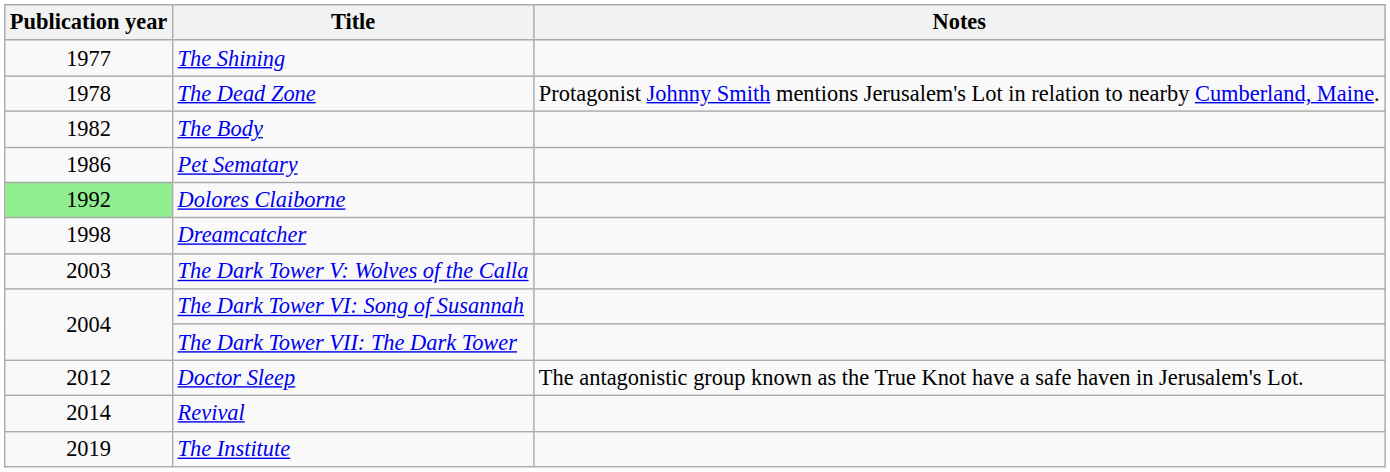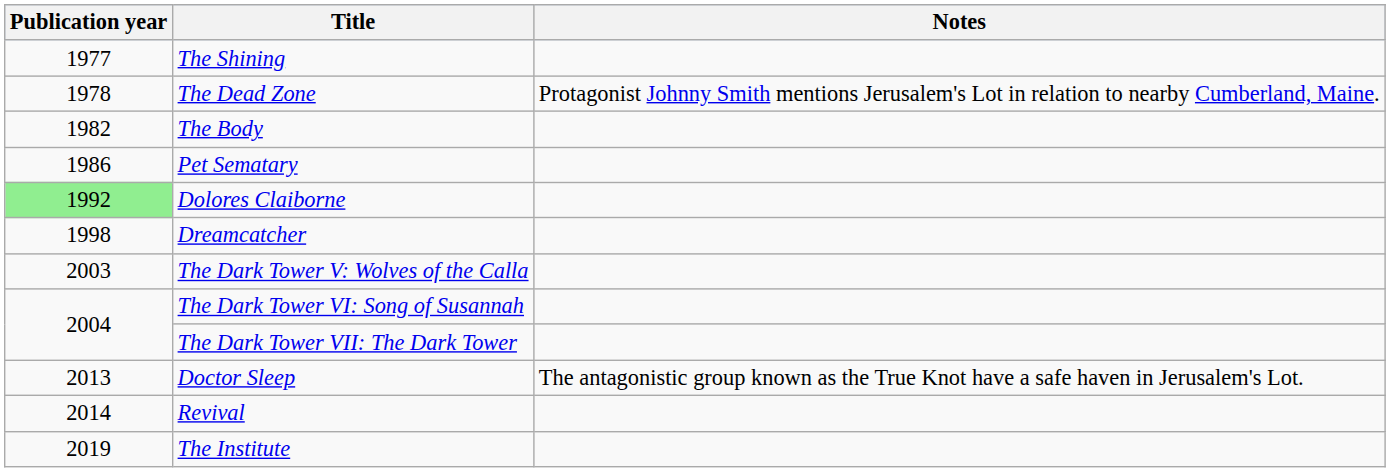(89, 377) 2012 -> (89, 377) 2013
